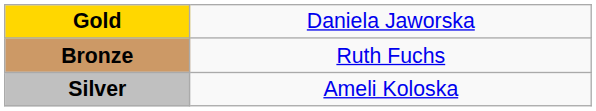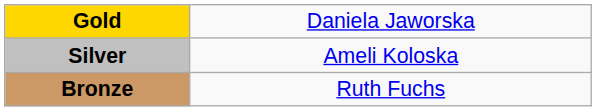rows swapped: (97, 88) <-> (97, 55)
